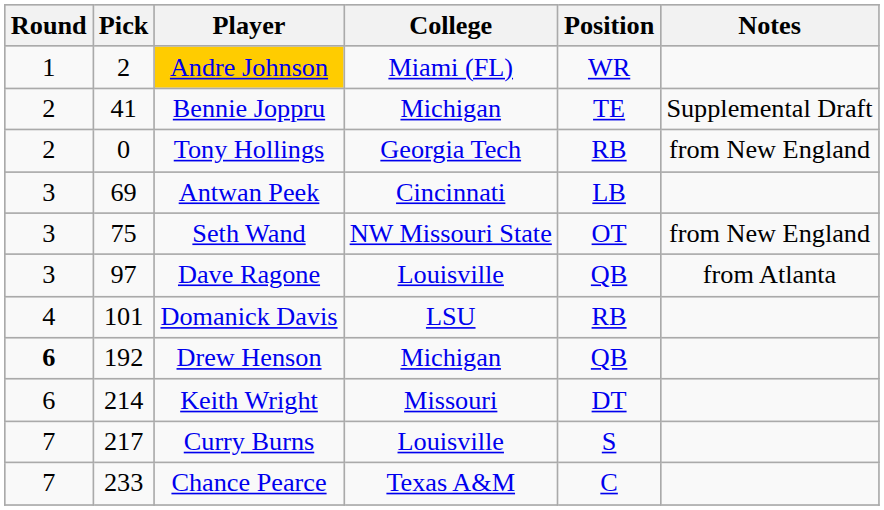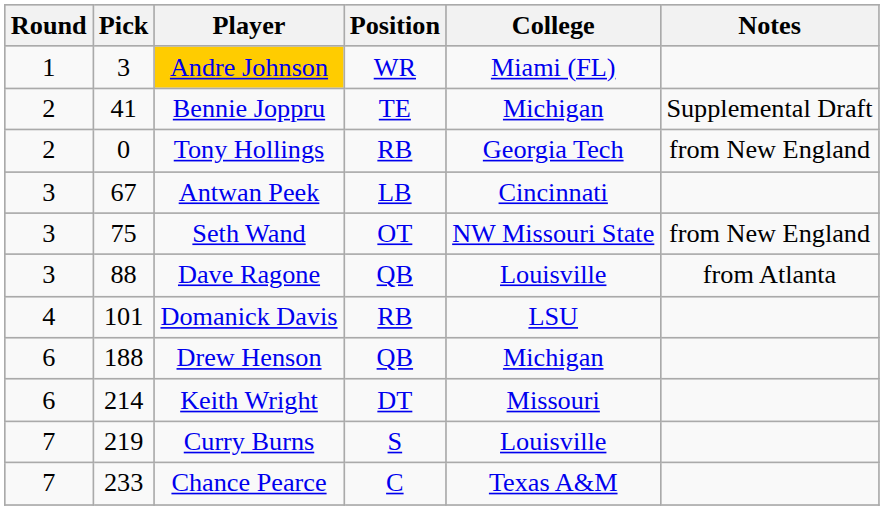columns swapped: (609, 25) <-> (451, 25)
(124, 66) 2 -> (124, 66) 3
(124, 191) 69 -> (124, 191) 67
(124, 274) 97 -> (124, 274) 88
(49, 358) bold -> (49, 358) normal
(124, 358) 192 -> (124, 358) 188
(124, 441) 217 -> (124, 441) 219
